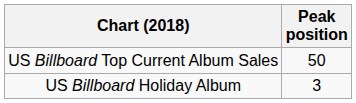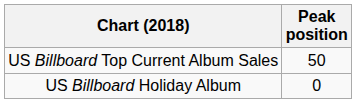(317, 85) 3 -> (317, 85) 0
